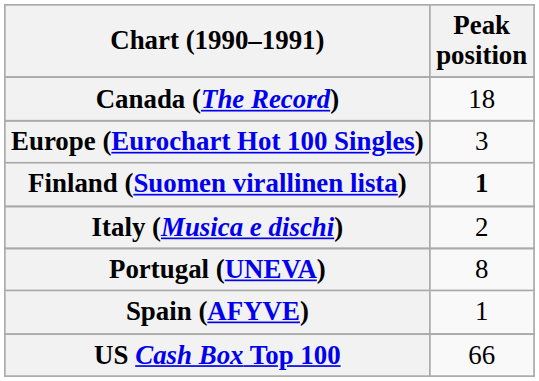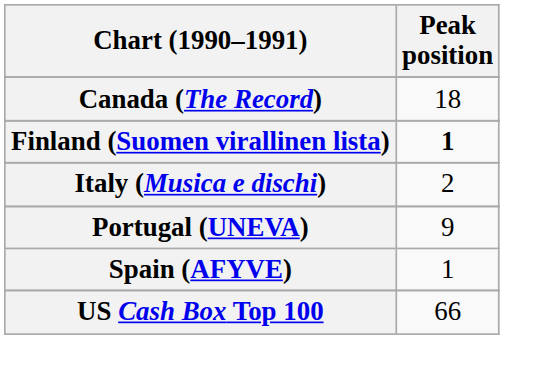- row: (217, 141)
(482, 269) 8 -> (448, 226) 9
